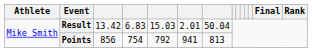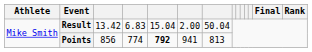(163, 26) 15.03 -> (163, 26) 15.04
(190, 26) 2.01 -> (190, 26) 2.00
(135, 40) 754 -> (135, 40) 774
(163, 40) normal -> (163, 40) bold
